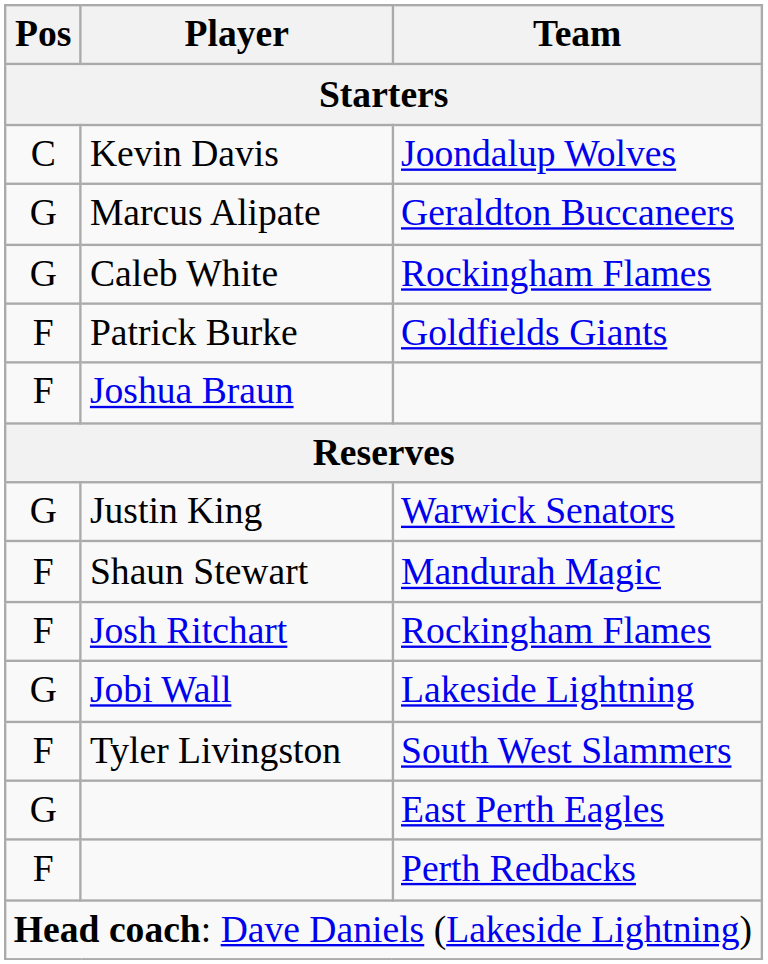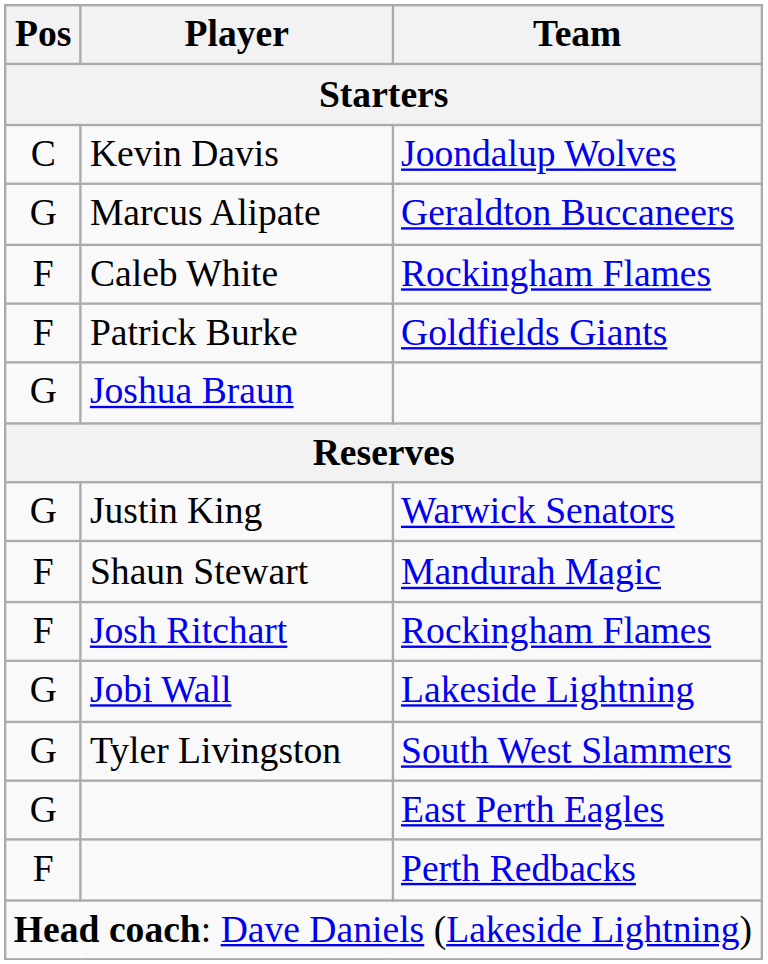(43, 272) G -> (43, 272) F
(43, 392) F -> (43, 392) G
(43, 749) F -> (43, 749) G
